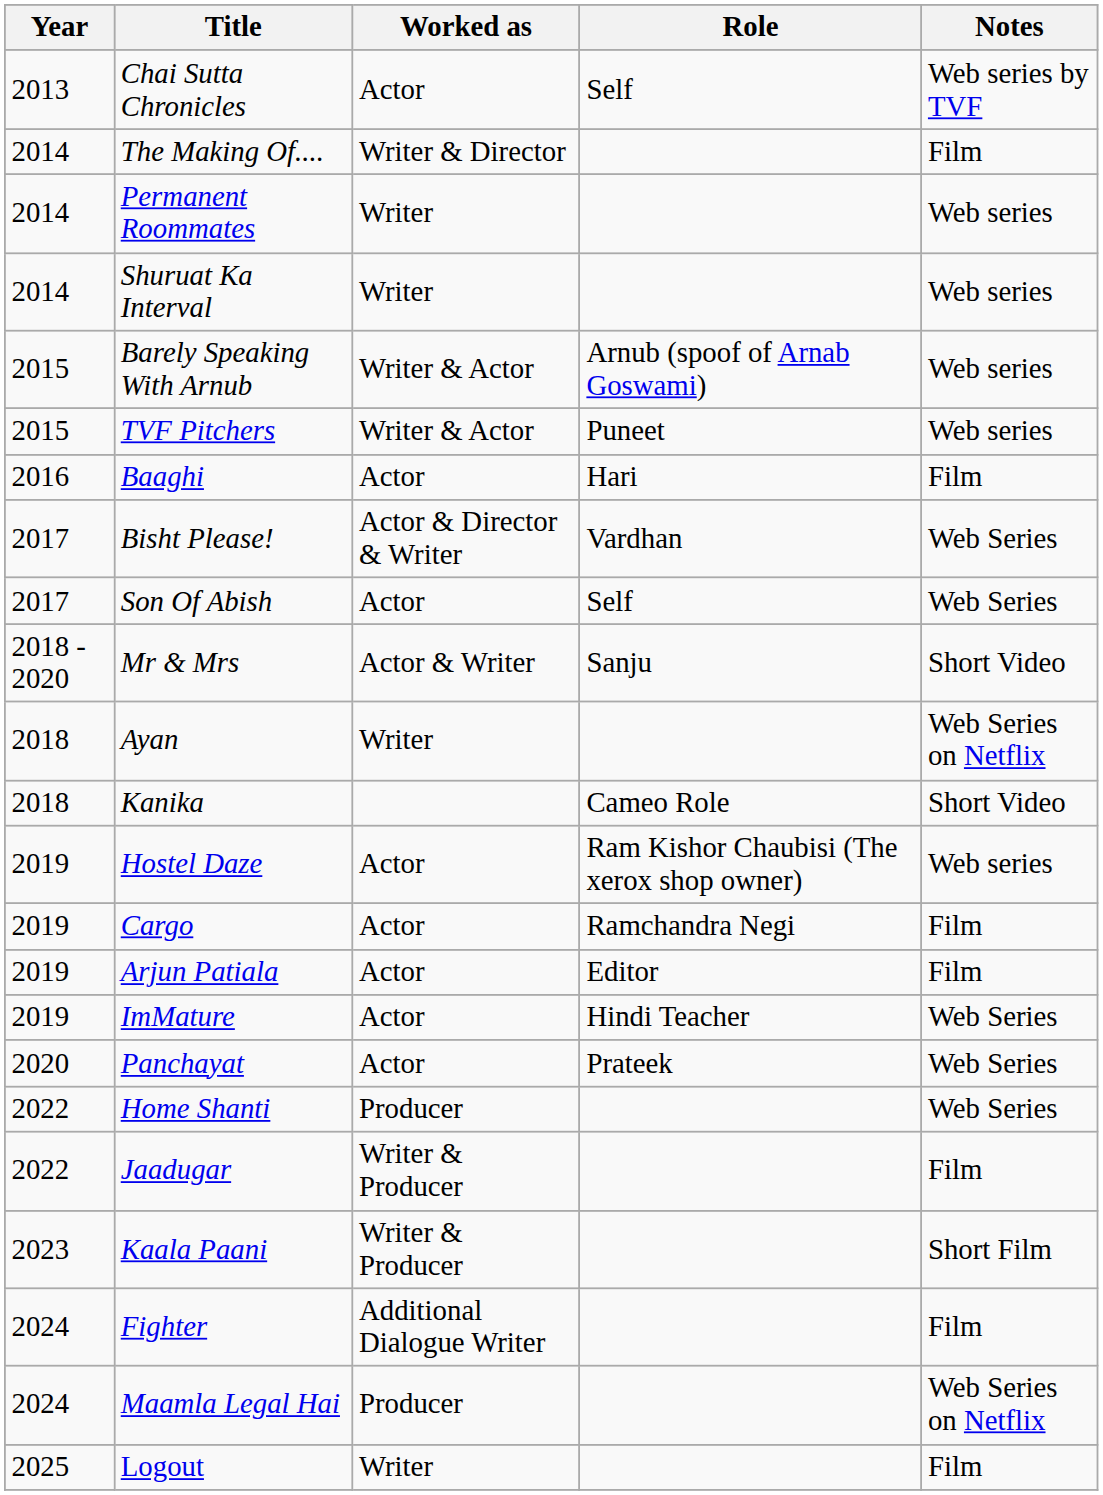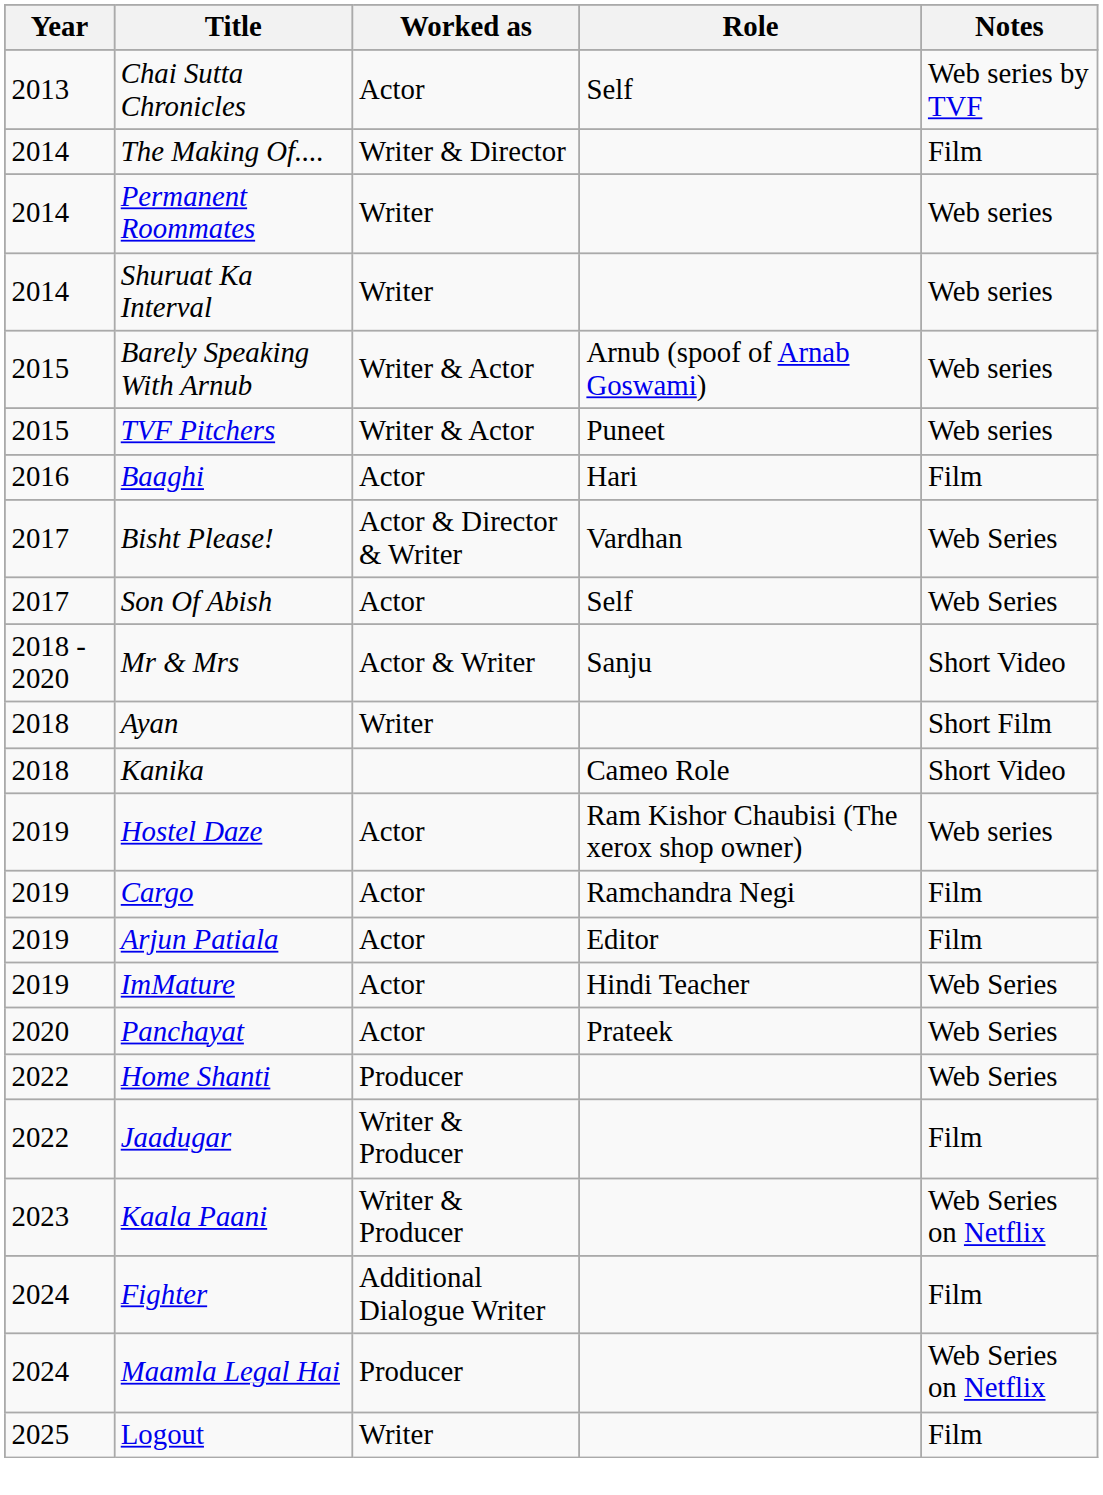(993, 740) Web Series on Netflix -> (990, 724) Short Film
(990, 1248) Short Film -> (993, 1216) Web Series on Netflix
